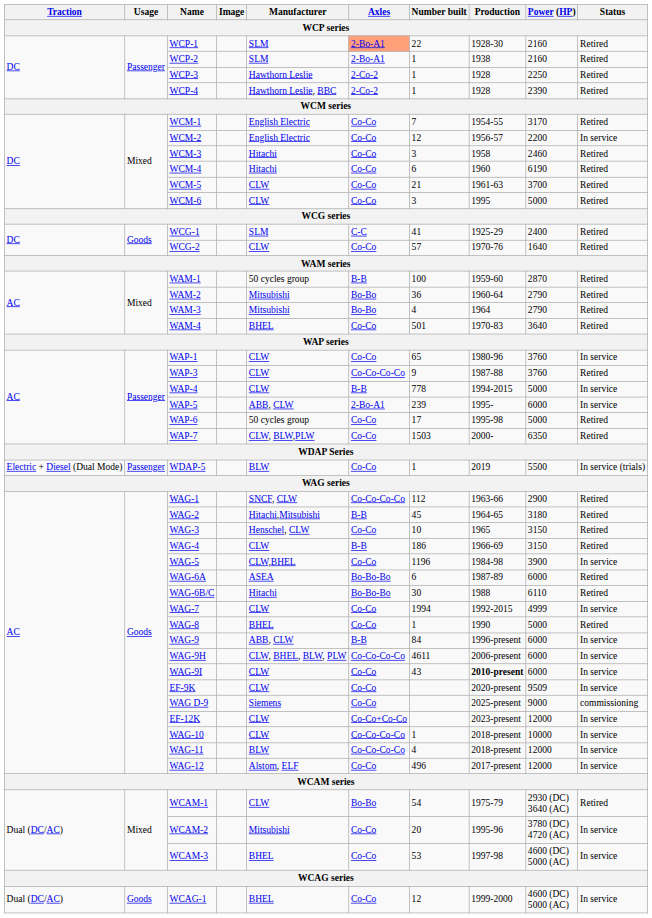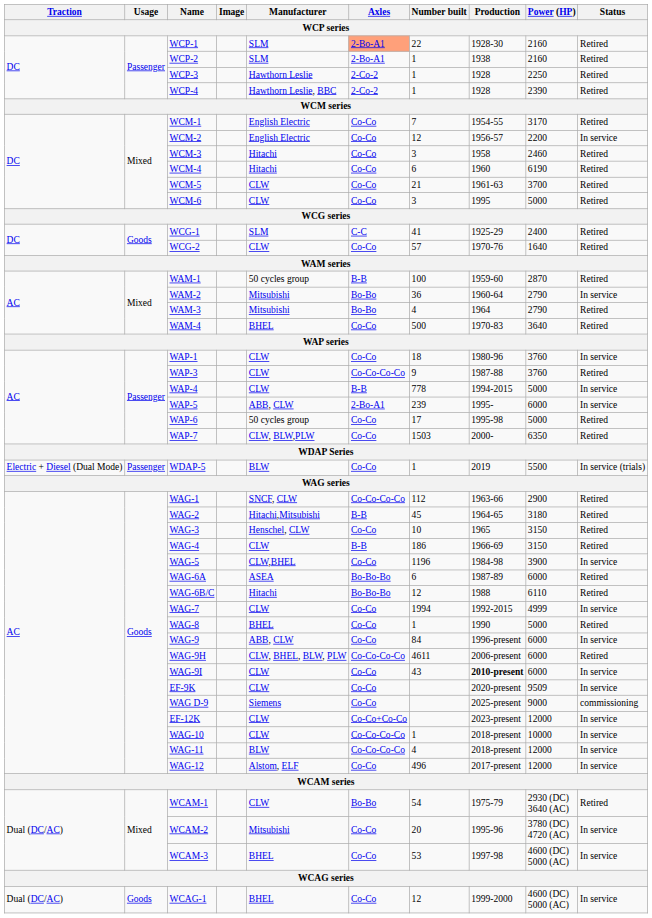(594, 294) Retired -> (599, 294) In service
(419, 326) 501 -> (419, 326) 500
(416, 357) 65 -> (416, 357) 18
(416, 593) 30 -> (416, 593) 12
(359, 640) B-B -> (364, 640) Co-Co
(599, 655) In service -> (594, 655) Retired
